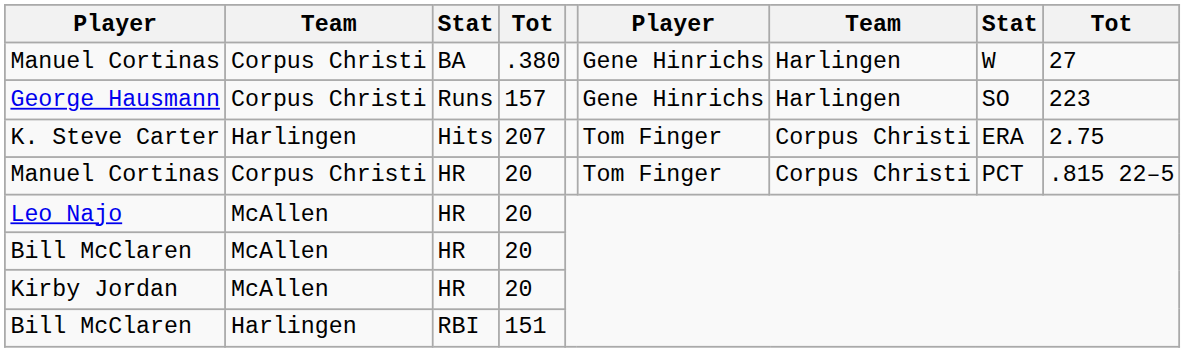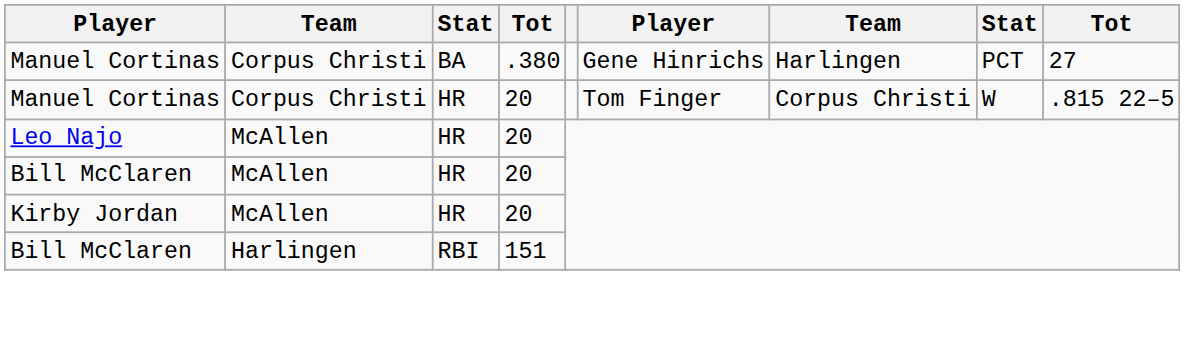(989, 62) W -> (1003, 62) PCT
- row: (115, 100)
- row: (115, 138)
(1003, 176) PCT -> (989, 100) W
